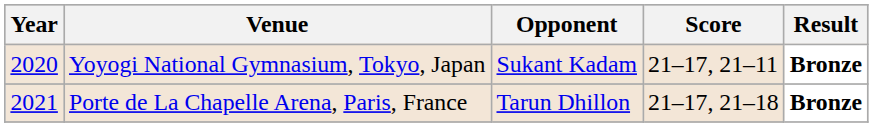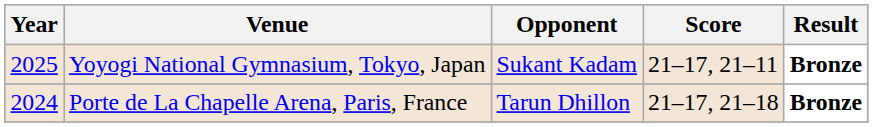(34, 63) 2020 -> (34, 63) 2025
(34, 102) 2021 -> (34, 102) 2024
